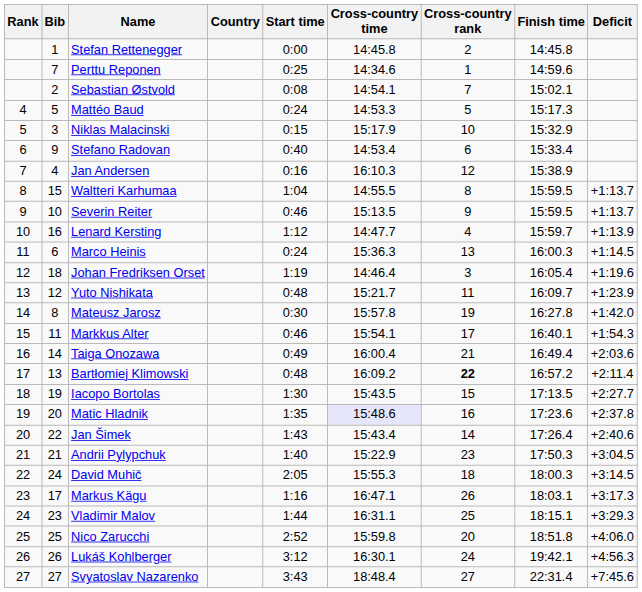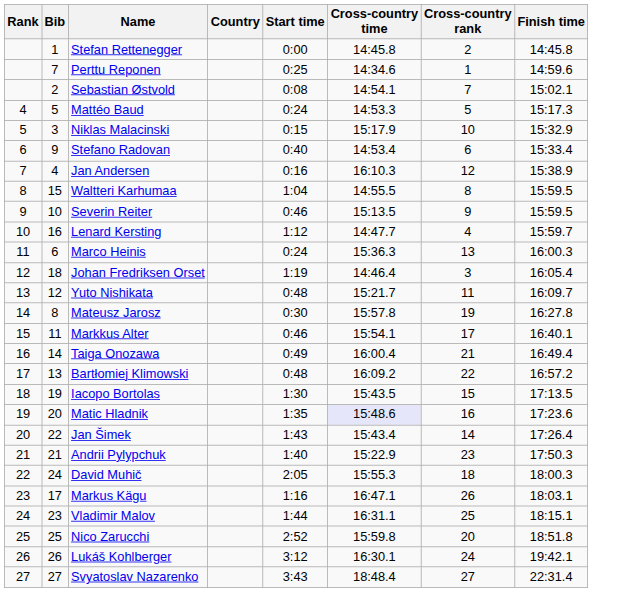- column: (612, 21)
(468, 374) bold -> (468, 374) normal
